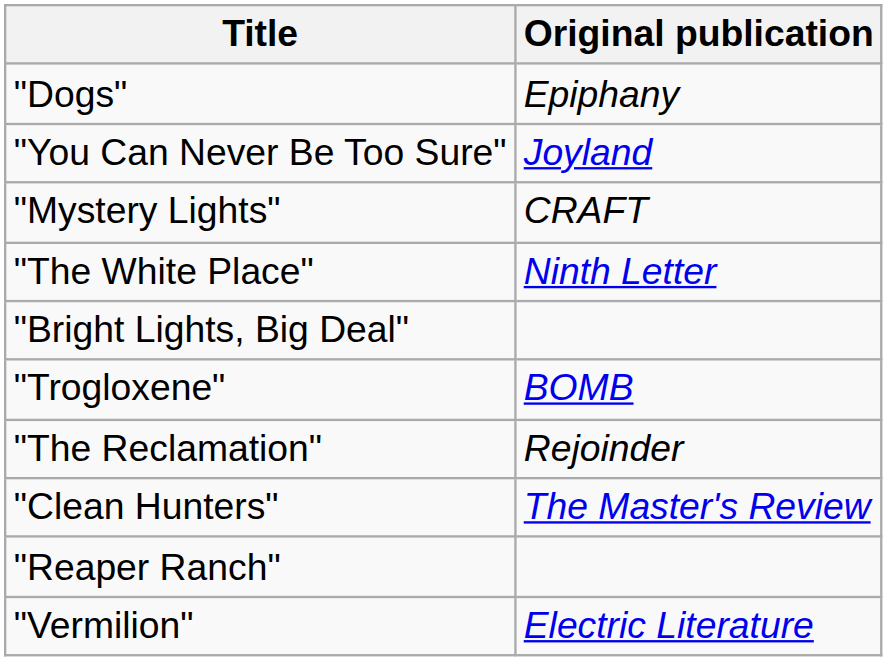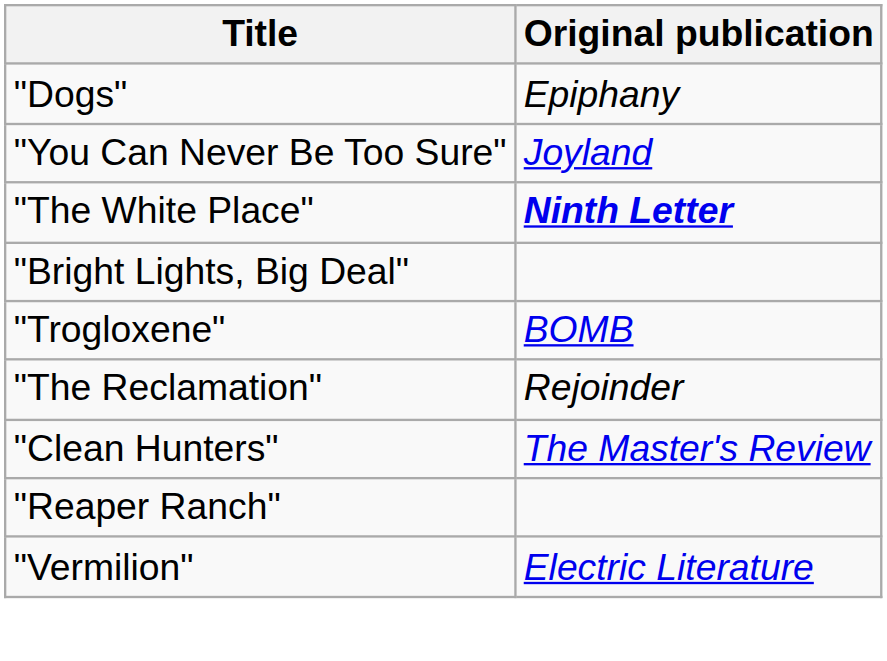- row: (147, 211)
(620, 270) normal -> (628, 211) bold
